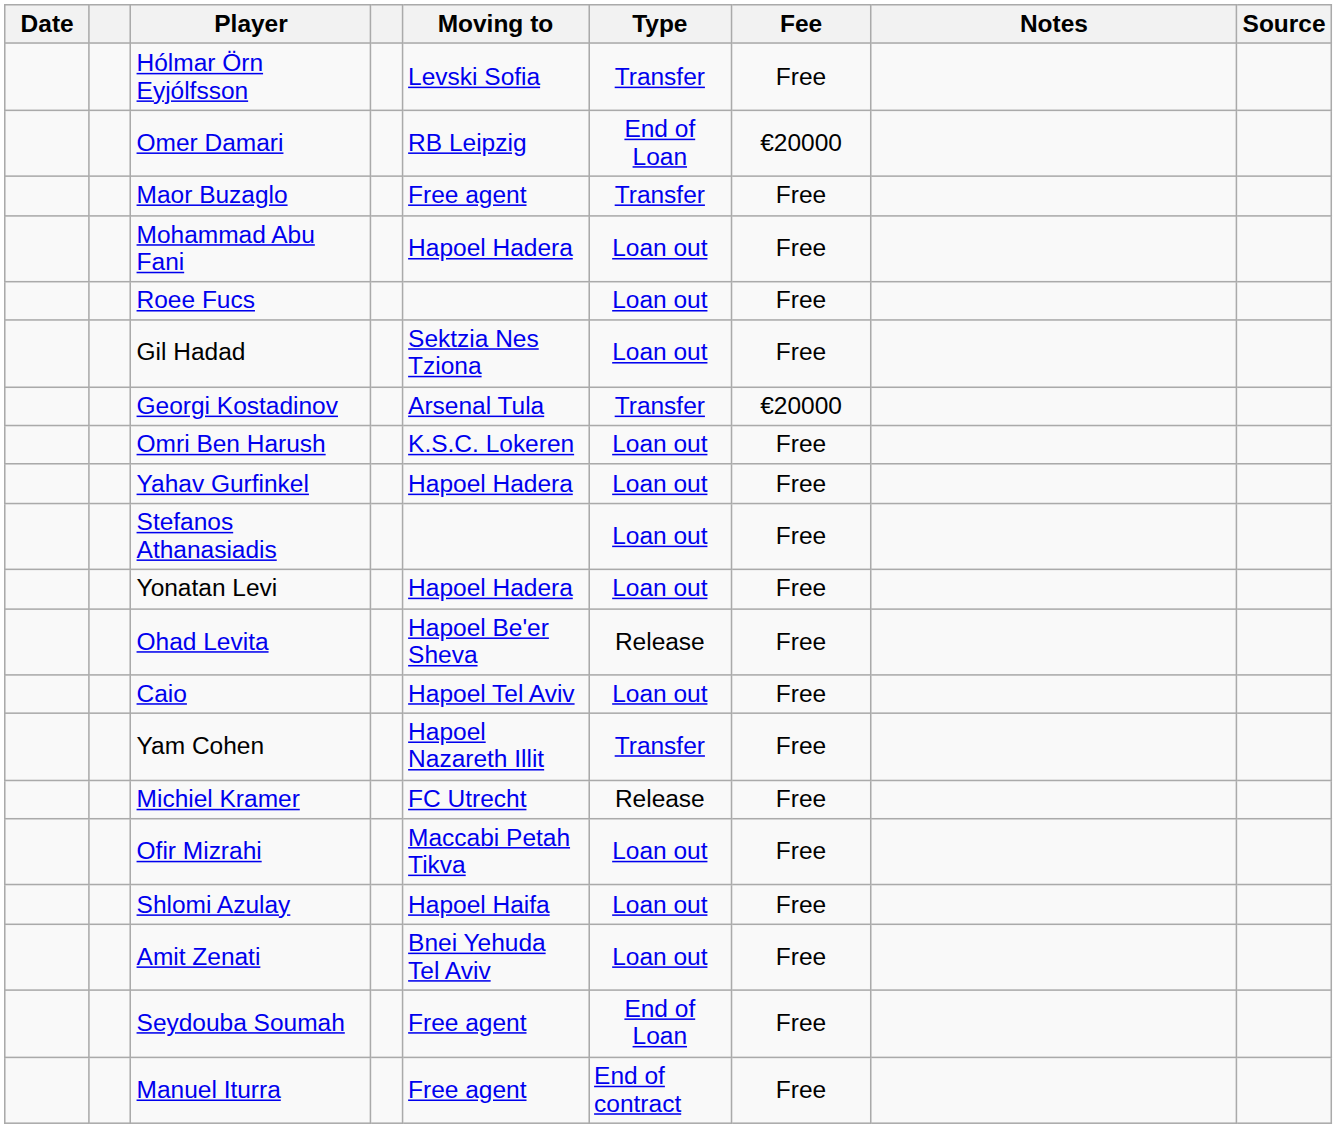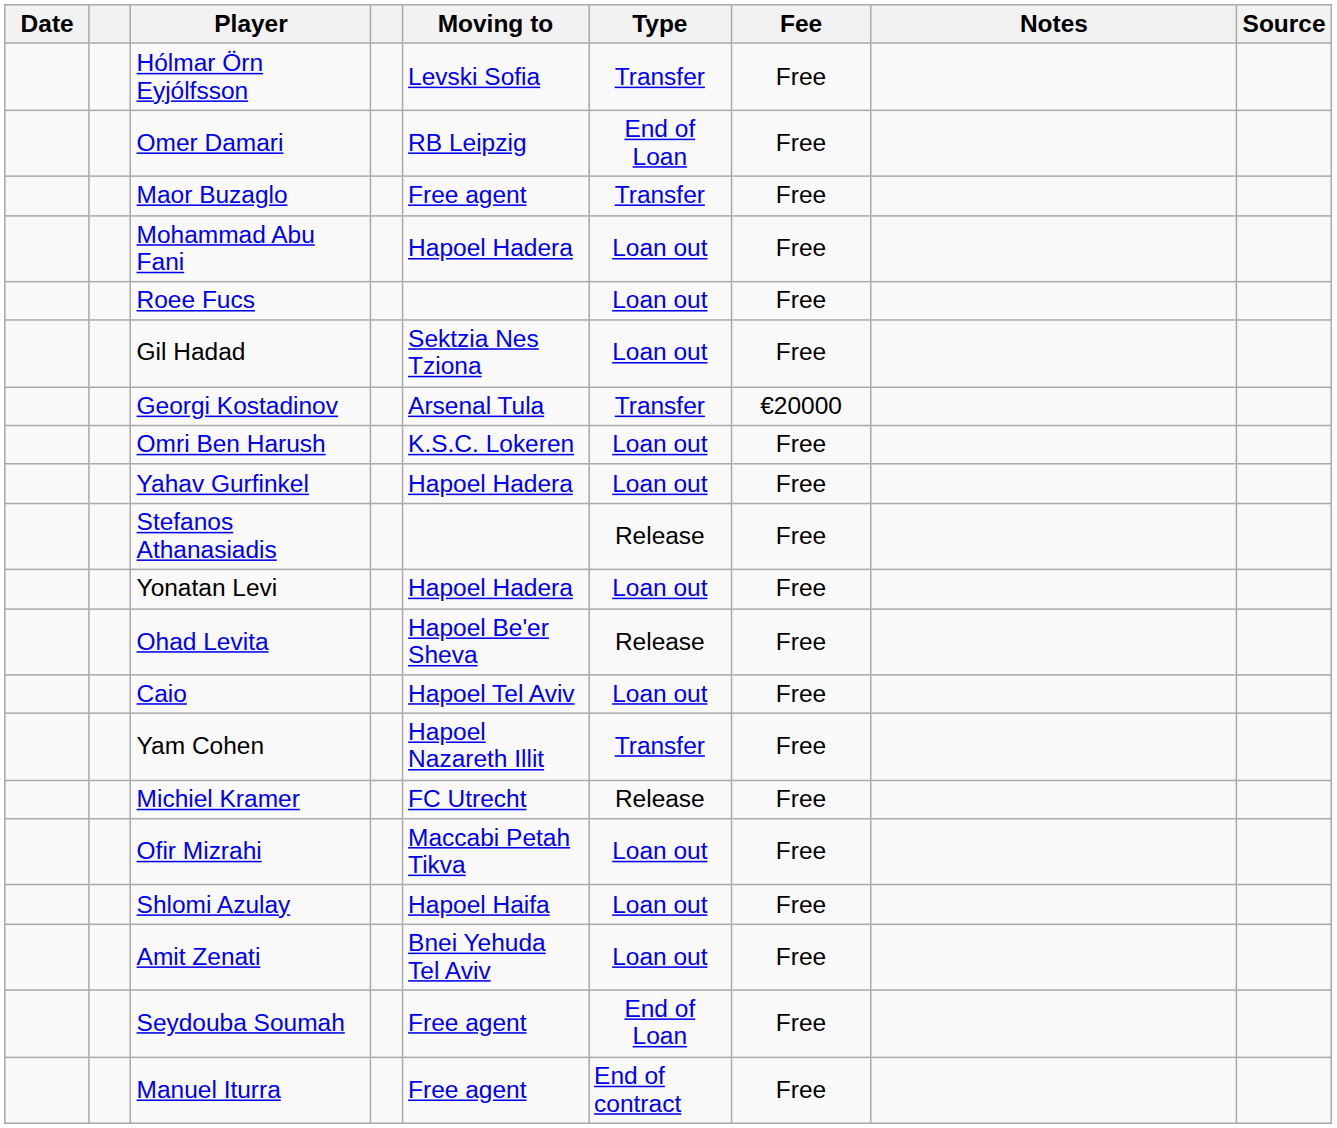(801, 142) €20000 -> (801, 142) Free
(660, 536) Loan out -> (660, 536) Release
